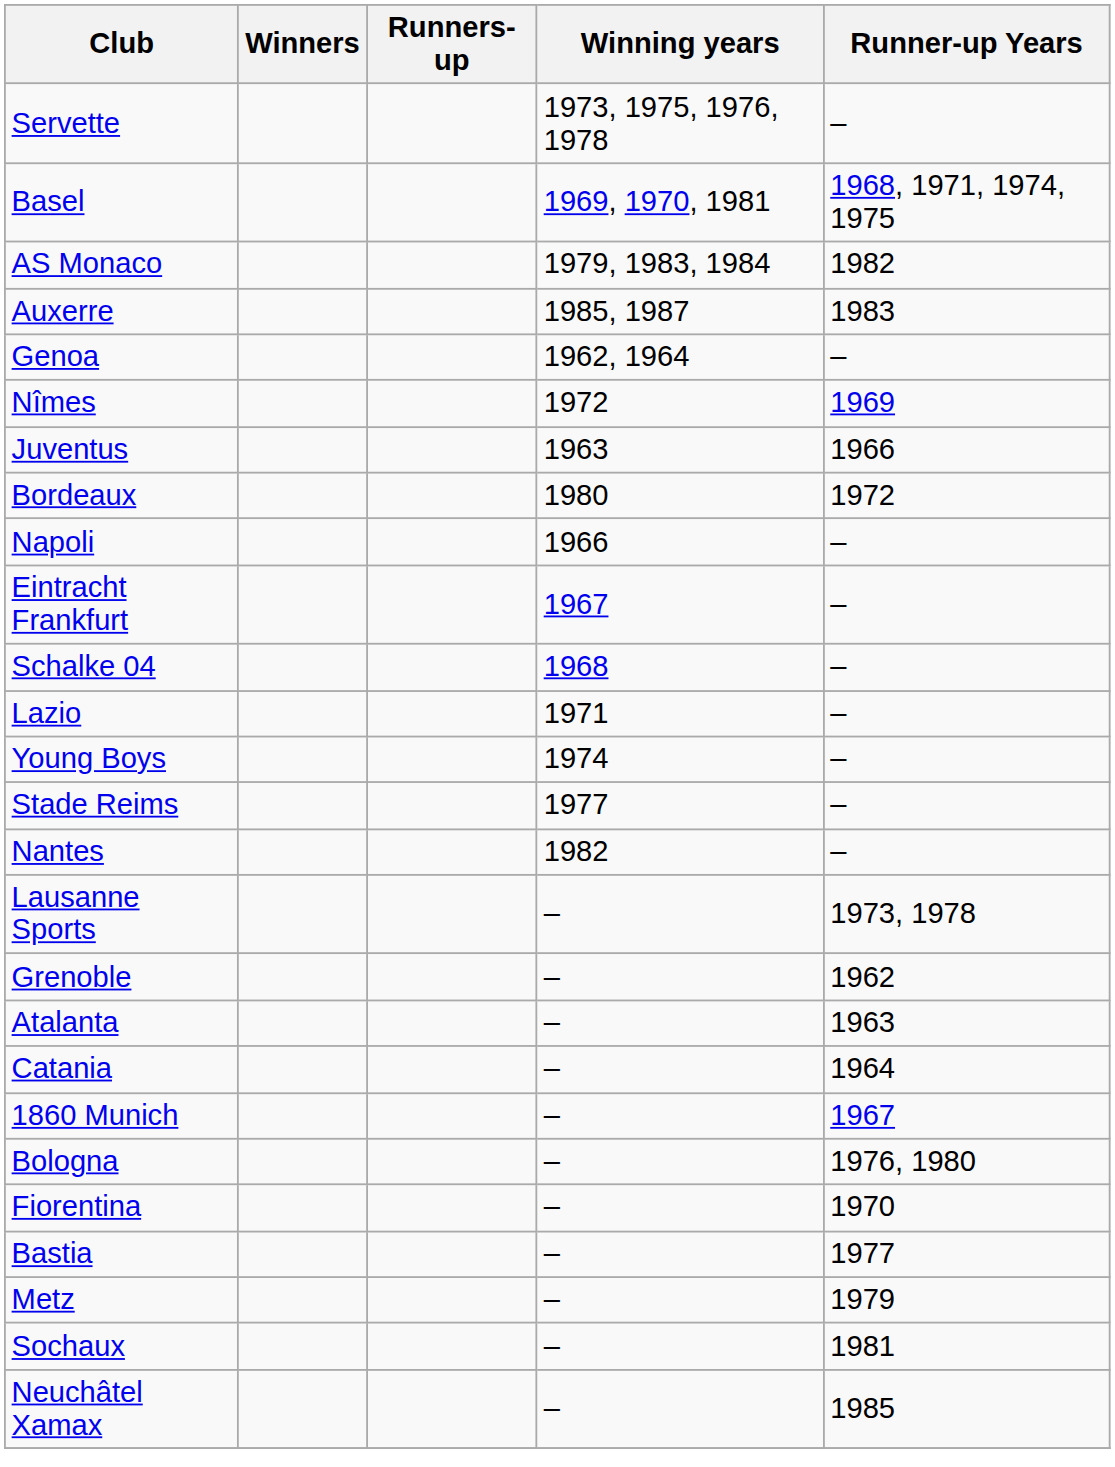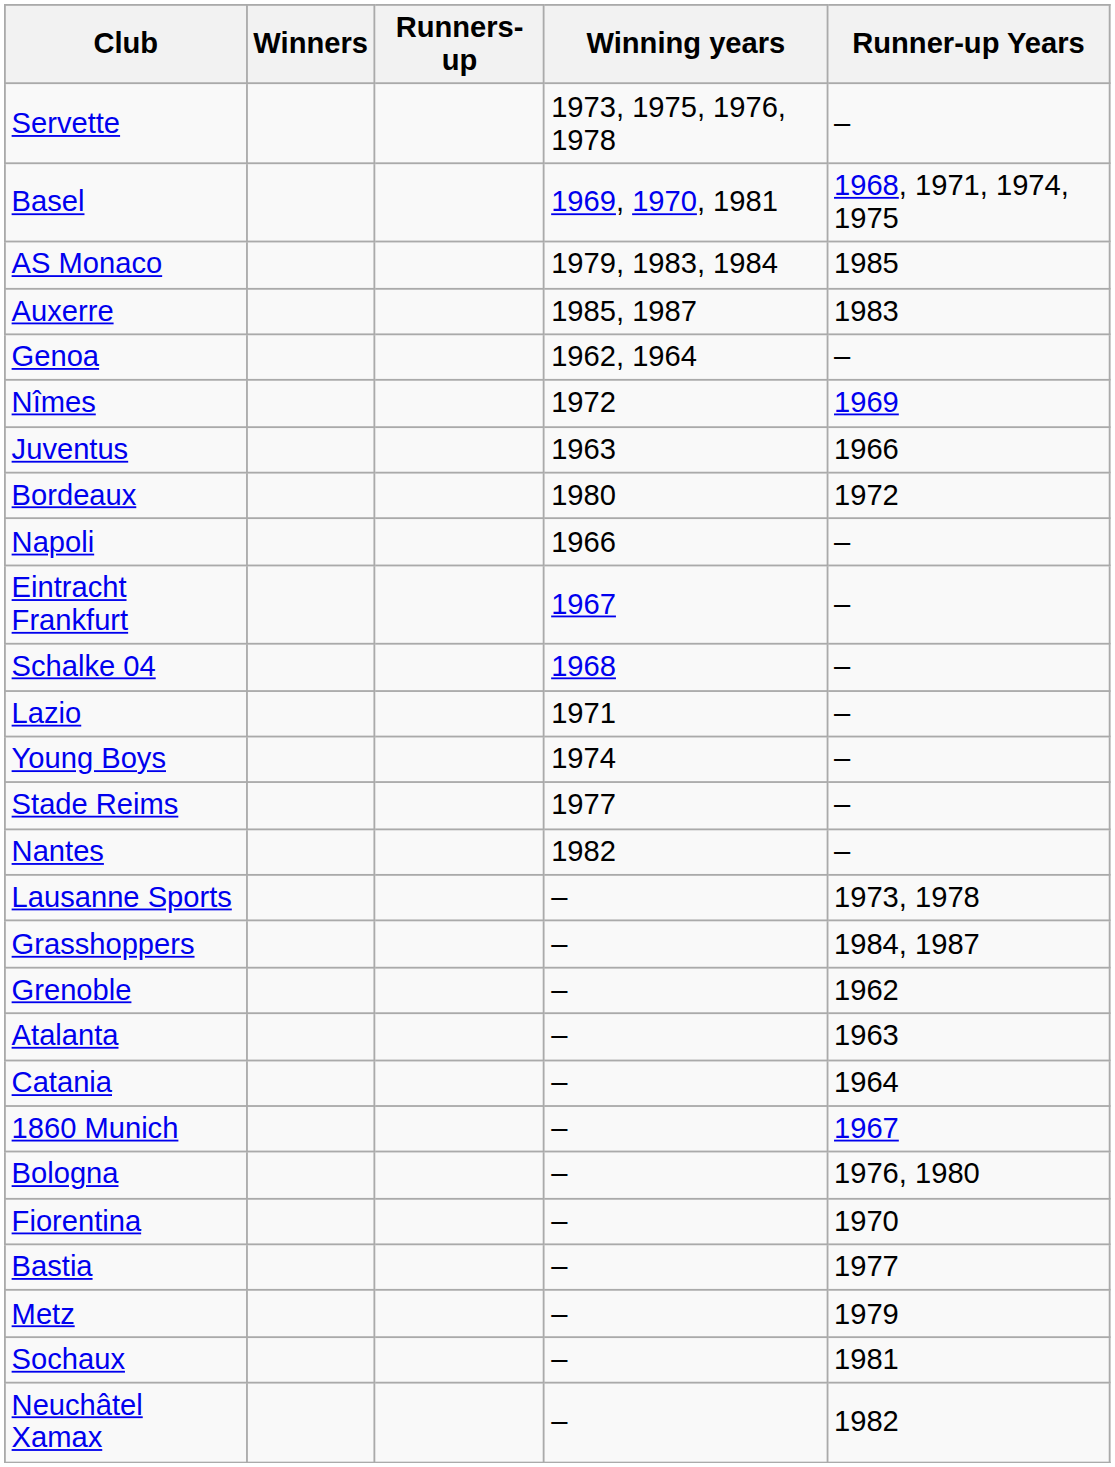(863, 264) 1982 -> (866, 264) 1985
+ row: (103, 943)
(863, 1408) 1985 -> (866, 1421) 1982
